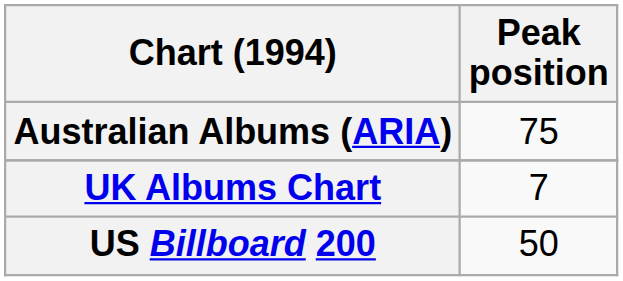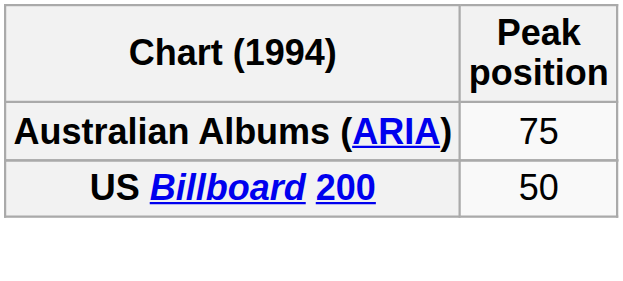- row: (233, 187)
